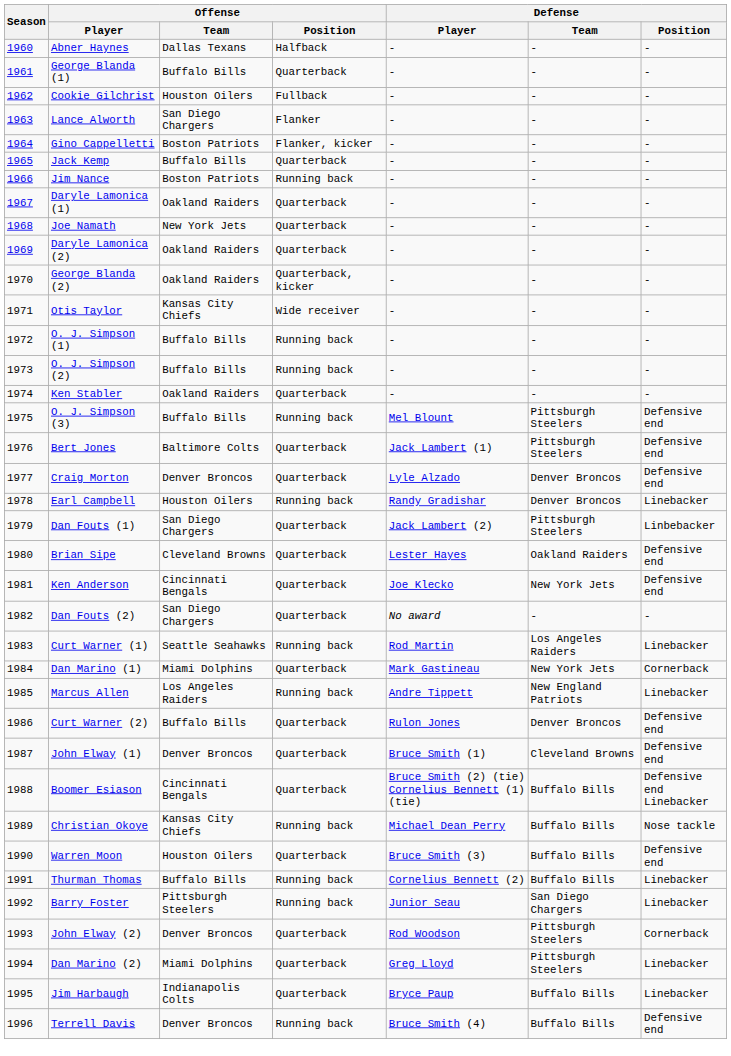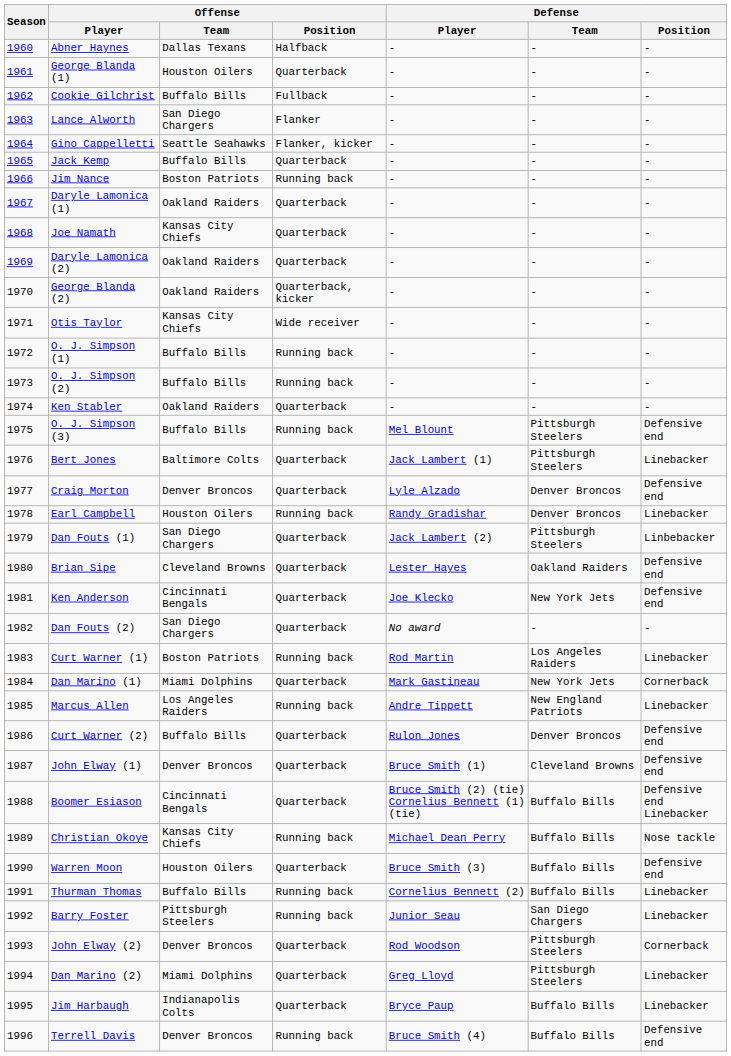(204, 72) Buffalo Bills -> (207, 72) Houston Oilers
(207, 96) Houston Oilers -> (204, 96) Buffalo Bills
(211, 144) Boston Patriots -> (214, 144) Seattle Seahawks
(204, 226) New York Jets -> (198, 233) Kansas City Chiefs
(673, 448) Defensive end -> (676, 460) Linebacker
(214, 646) Seattle Seahawks -> (211, 658) Boston Patriots
